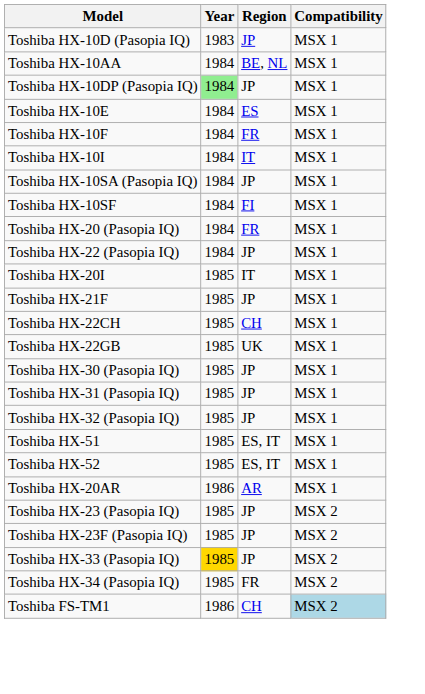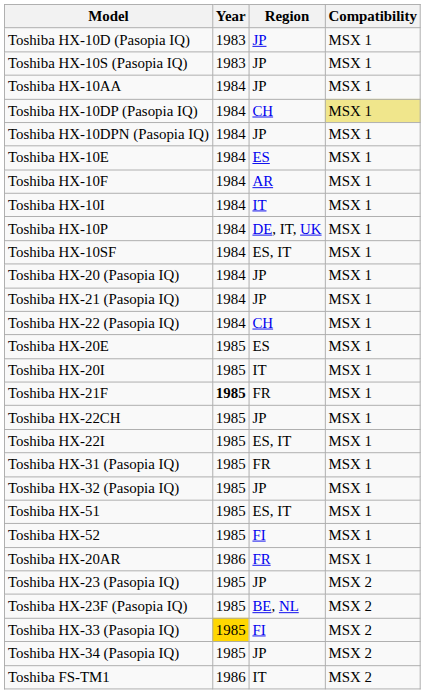+ row: (98, 63)
(264, 63) BE, NL -> (259, 87) JP
(219, 87) lightgreen background -> (231, 110) no background
(248, 87) JP -> (263, 110) CH
(316, 87) no background -> (350, 110) khaki background
+ row: (108, 134)
(250, 134) FR -> (263, 181) AR
+ row: (58, 228)
- row: (103, 181)
(248, 205) FI -> (272, 252) ES, IT
(250, 228) FR -> (259, 275) JP
+ row: (94, 299)
(248, 252) JP -> (263, 323) CH
+ row: (58, 346)
(219, 299) normal -> (231, 393) bold
(248, 299) JP -> (262, 393) FR
(251, 323) CH -> (259, 417) JP
- row: (64, 346)
+ row: (56, 441)
- row: (94, 370)
(248, 393) JP -> (262, 464) FR
(261, 464) ES, IT -> (259, 535) FI
(251, 488) AR -> (262, 559) FR
(248, 535) JP -> (276, 606) BE, NL
(248, 559) JP -> (259, 629) FI
(250, 582) FR -> (259, 653) JP
(251, 606) CH -> (259, 677) IT
(316, 606) lightblue background -> (350, 677) no background
